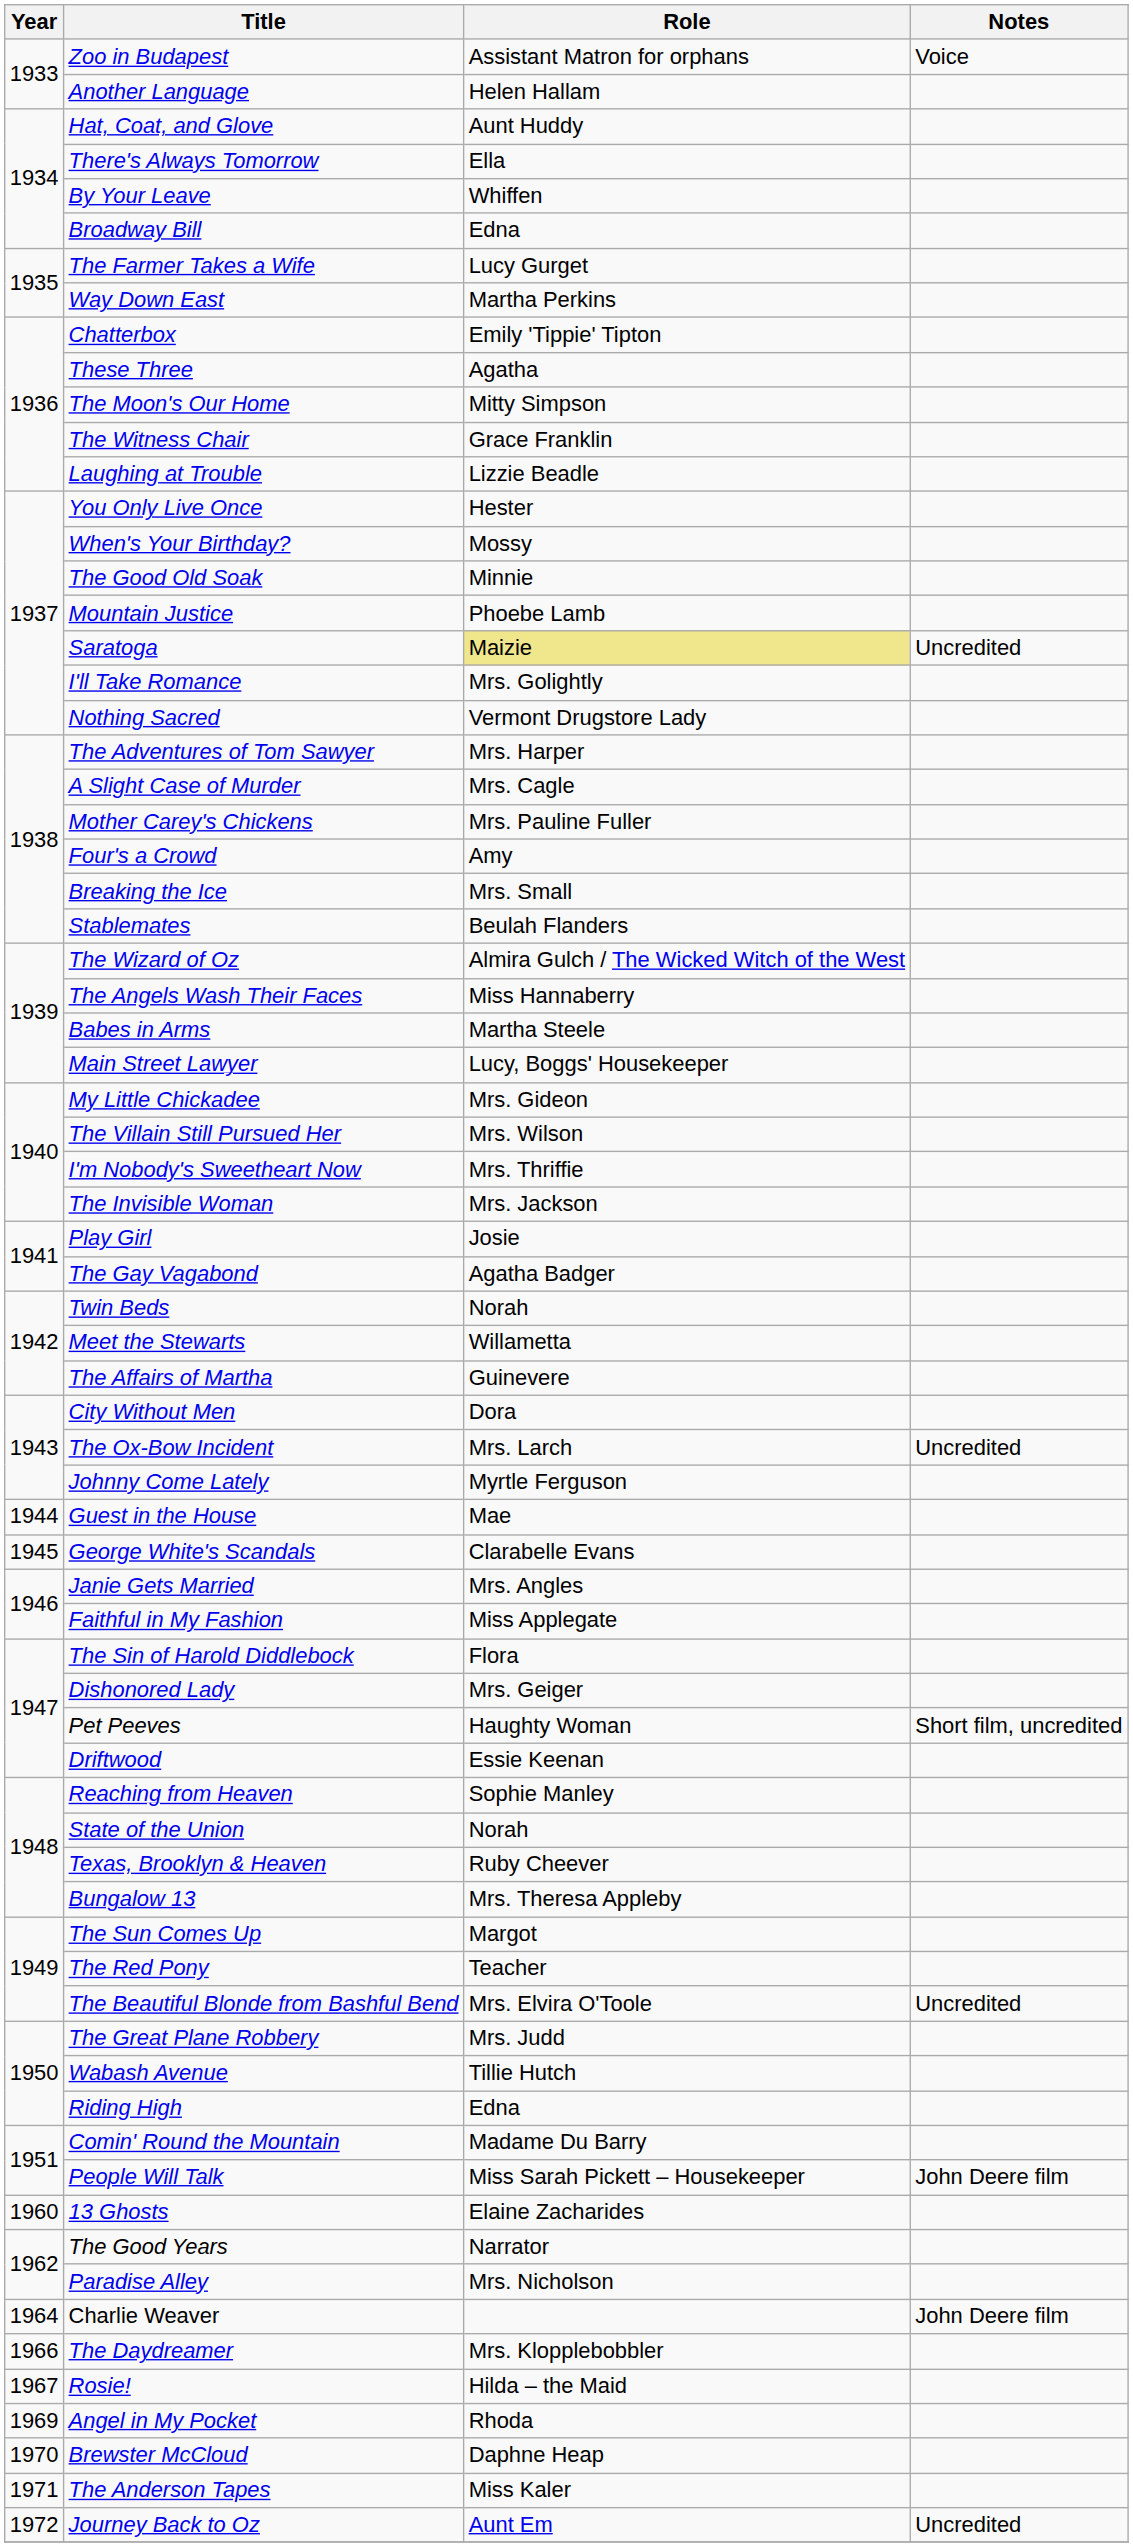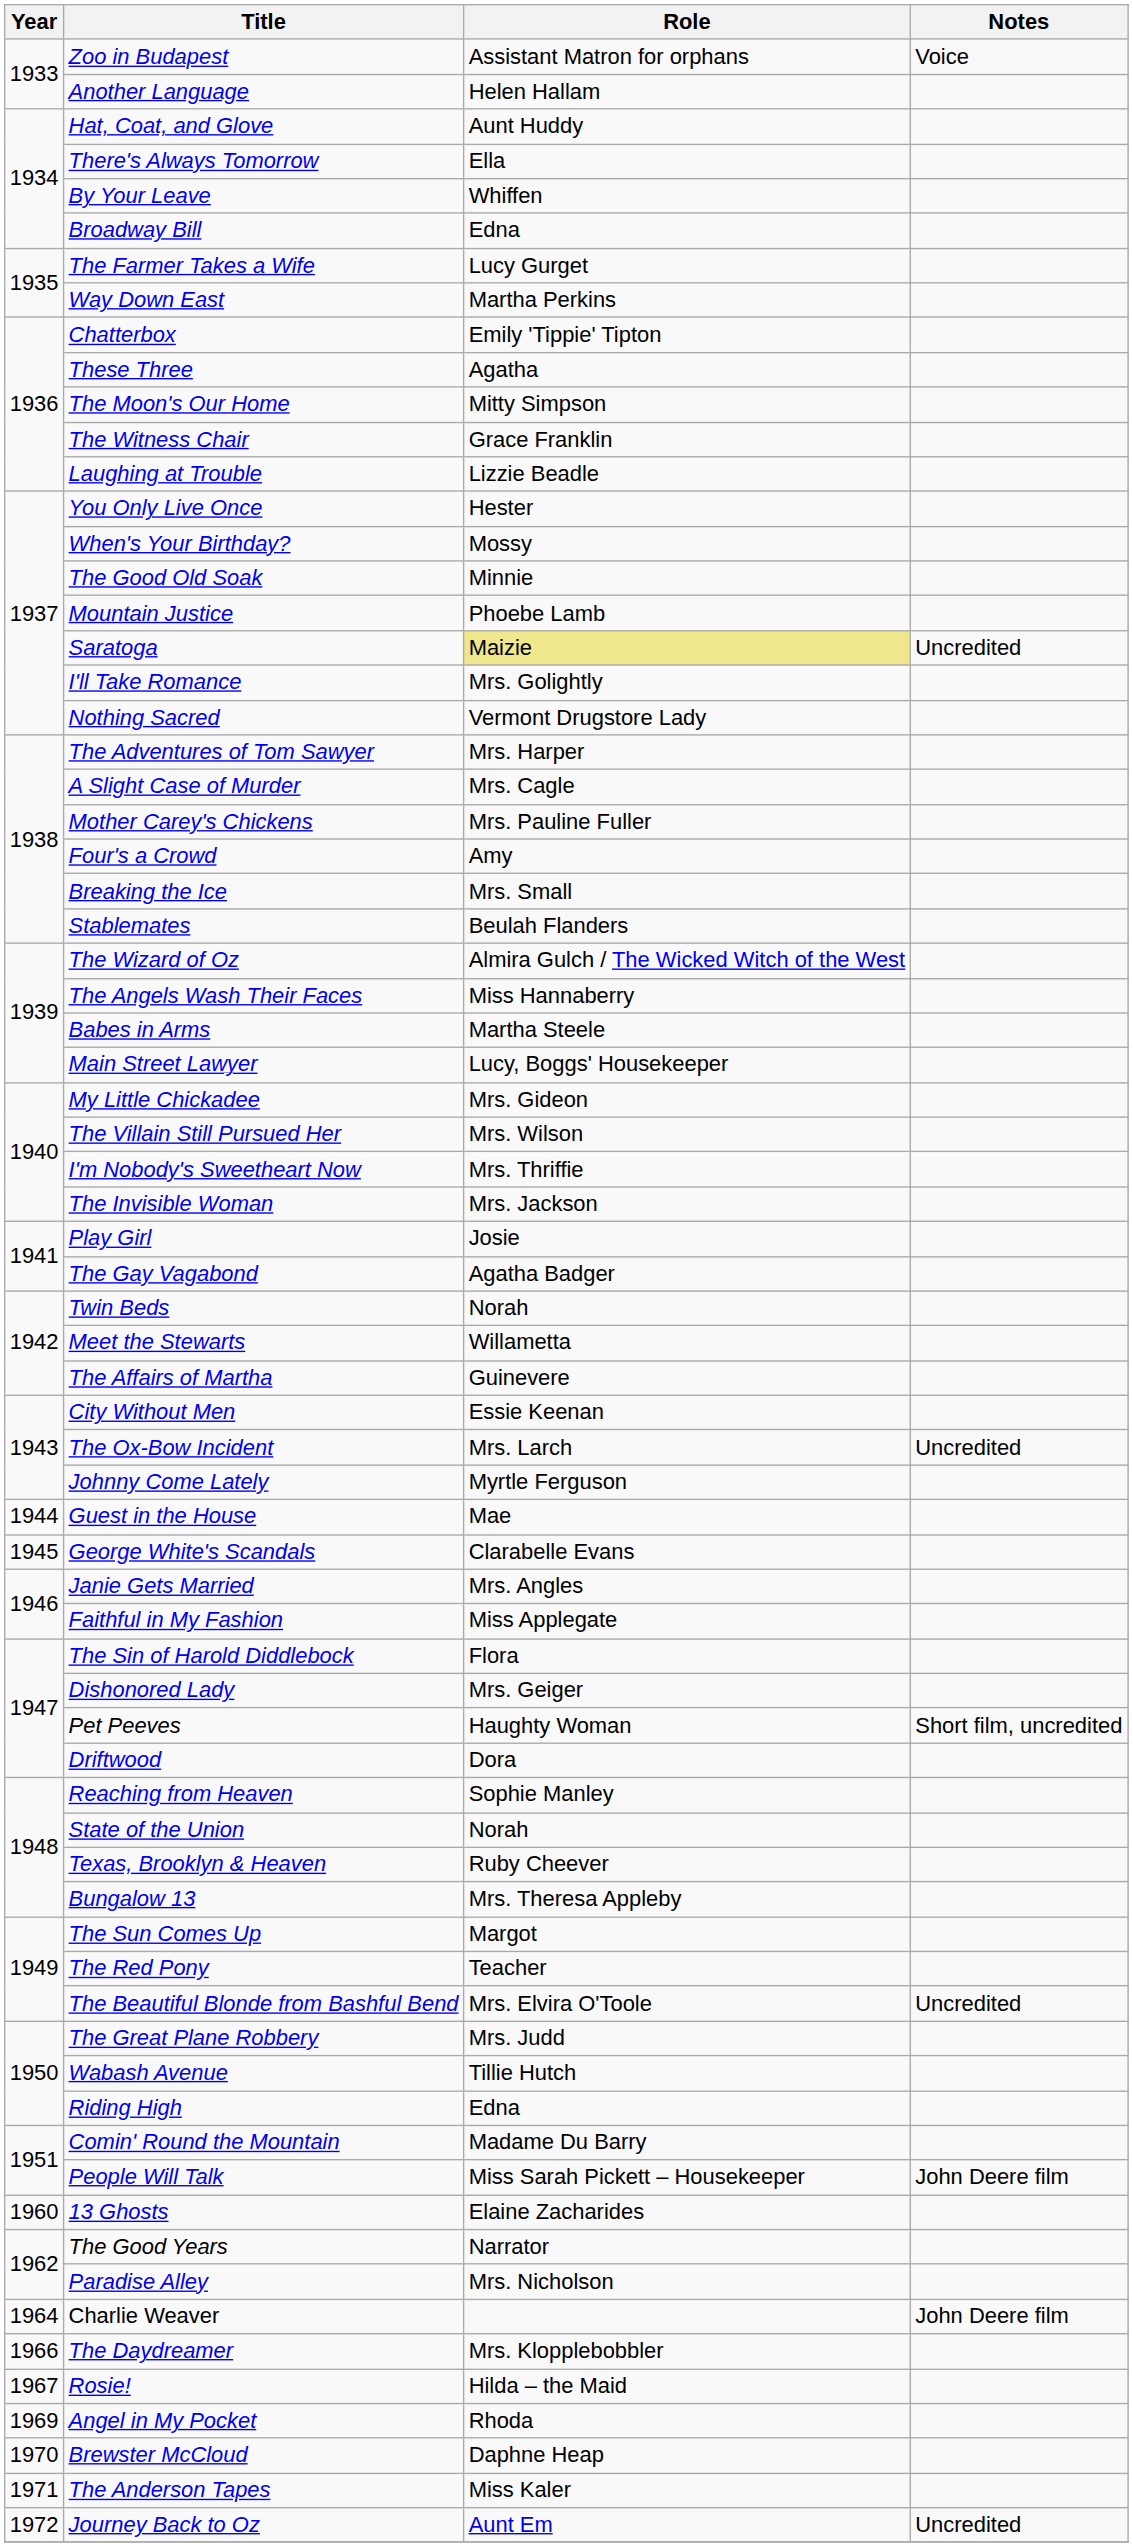(492, 1412) Dora -> (536, 1412) Essie Keenan
(536, 1760) Essie Keenan -> (492, 1760) Dora
